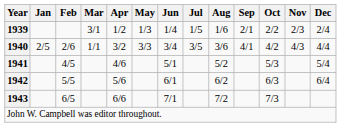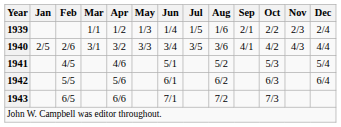(94, 30) 3/1 -> (94, 30) 1/1
(94, 47) 1/1 -> (94, 47) 3/1
